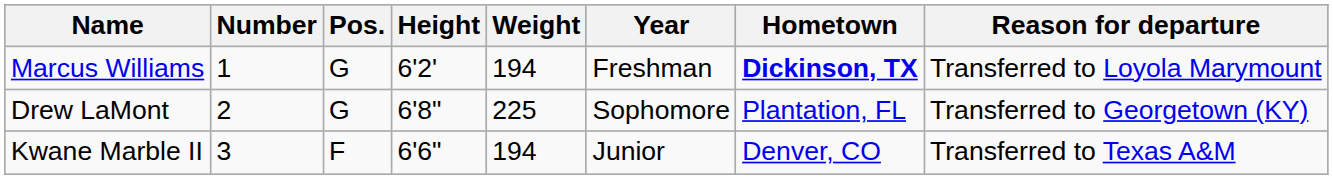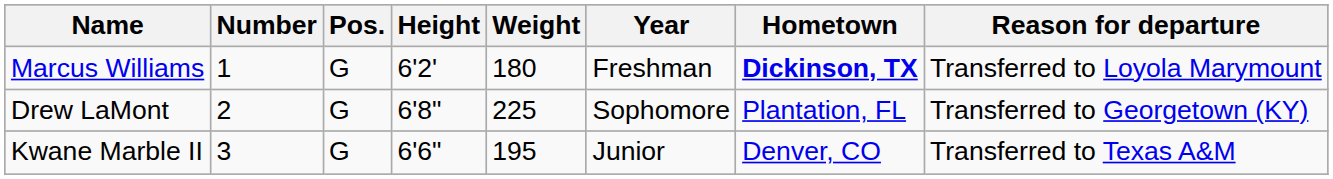(514, 67) 194 -> (514, 67) 180
(337, 151) F -> (339, 151) G
(514, 151) 194 -> (514, 151) 195
